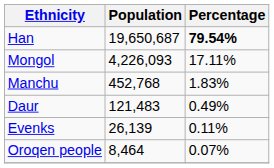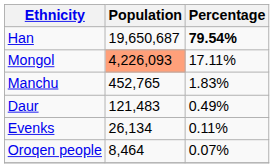(140, 60) no background -> (140, 60) lightsalmon background
(134, 83) 452,768 -> (134, 83) 452,765
(130, 128) 26,139 -> (130, 128) 26,134
